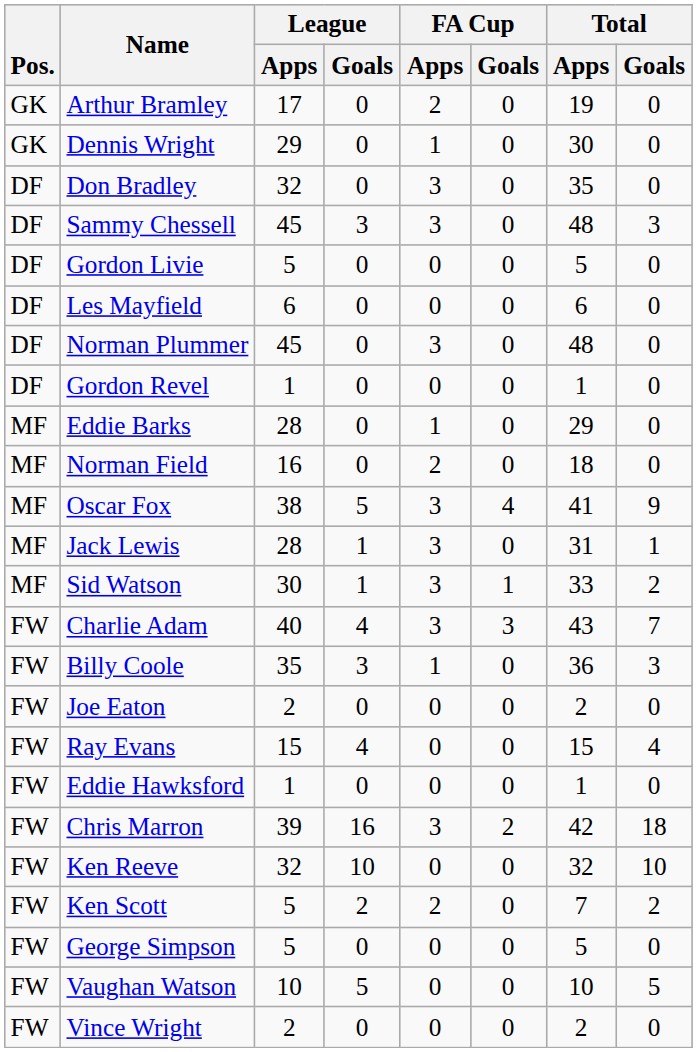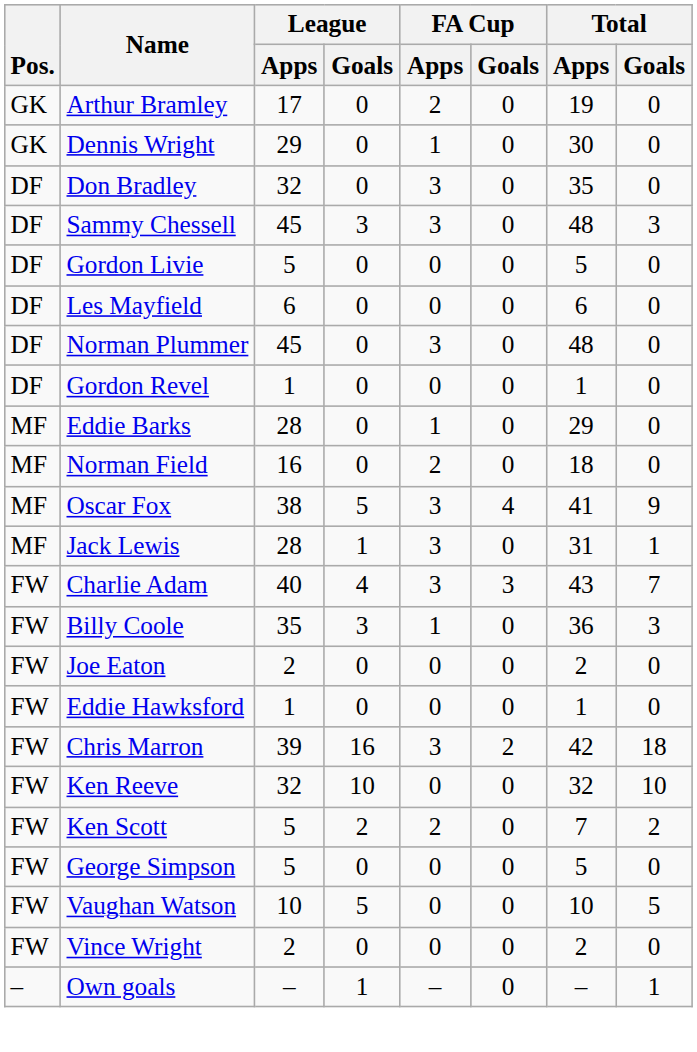- row: (124, 585)
- row: (121, 746)
+ row: (121, 986)
